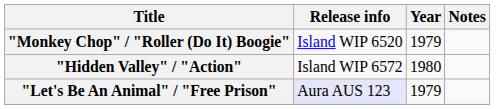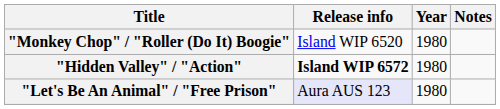(426, 41) 1979 -> (431, 41) 1980
(350, 66) normal -> (353, 66) bold
(426, 91) 1979 -> (431, 91) 1980
